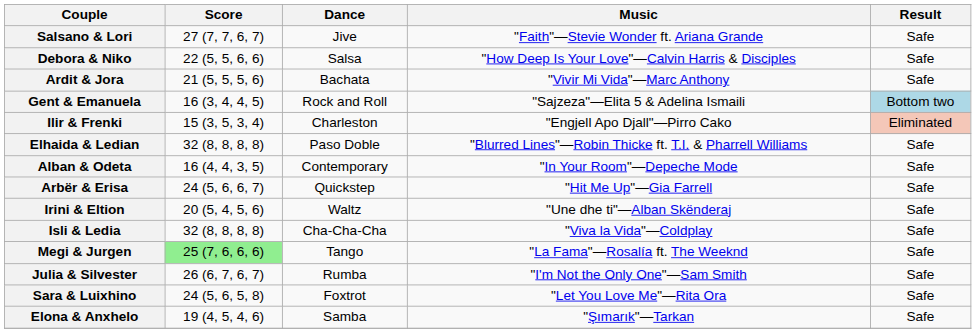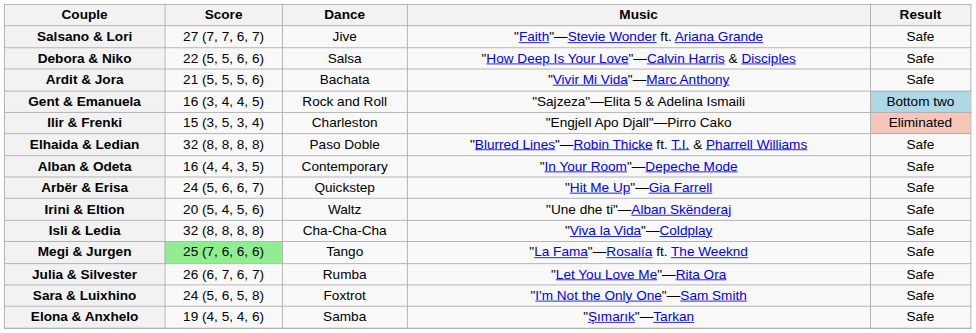(639, 274) "I'm Not the Only One"—Sam Smith -> (639, 274) "Let You Love Me"—Rita Ora
(639, 295) "Let You Love Me"—Rita Ora -> (639, 295) "I'm Not the Only One"—Sam Smith
